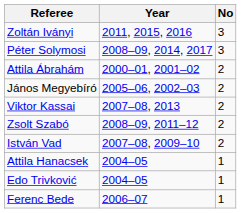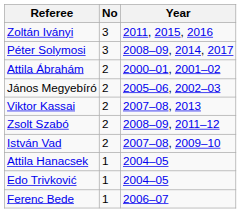columns swapped: (157, 13) <-> (226, 13)
